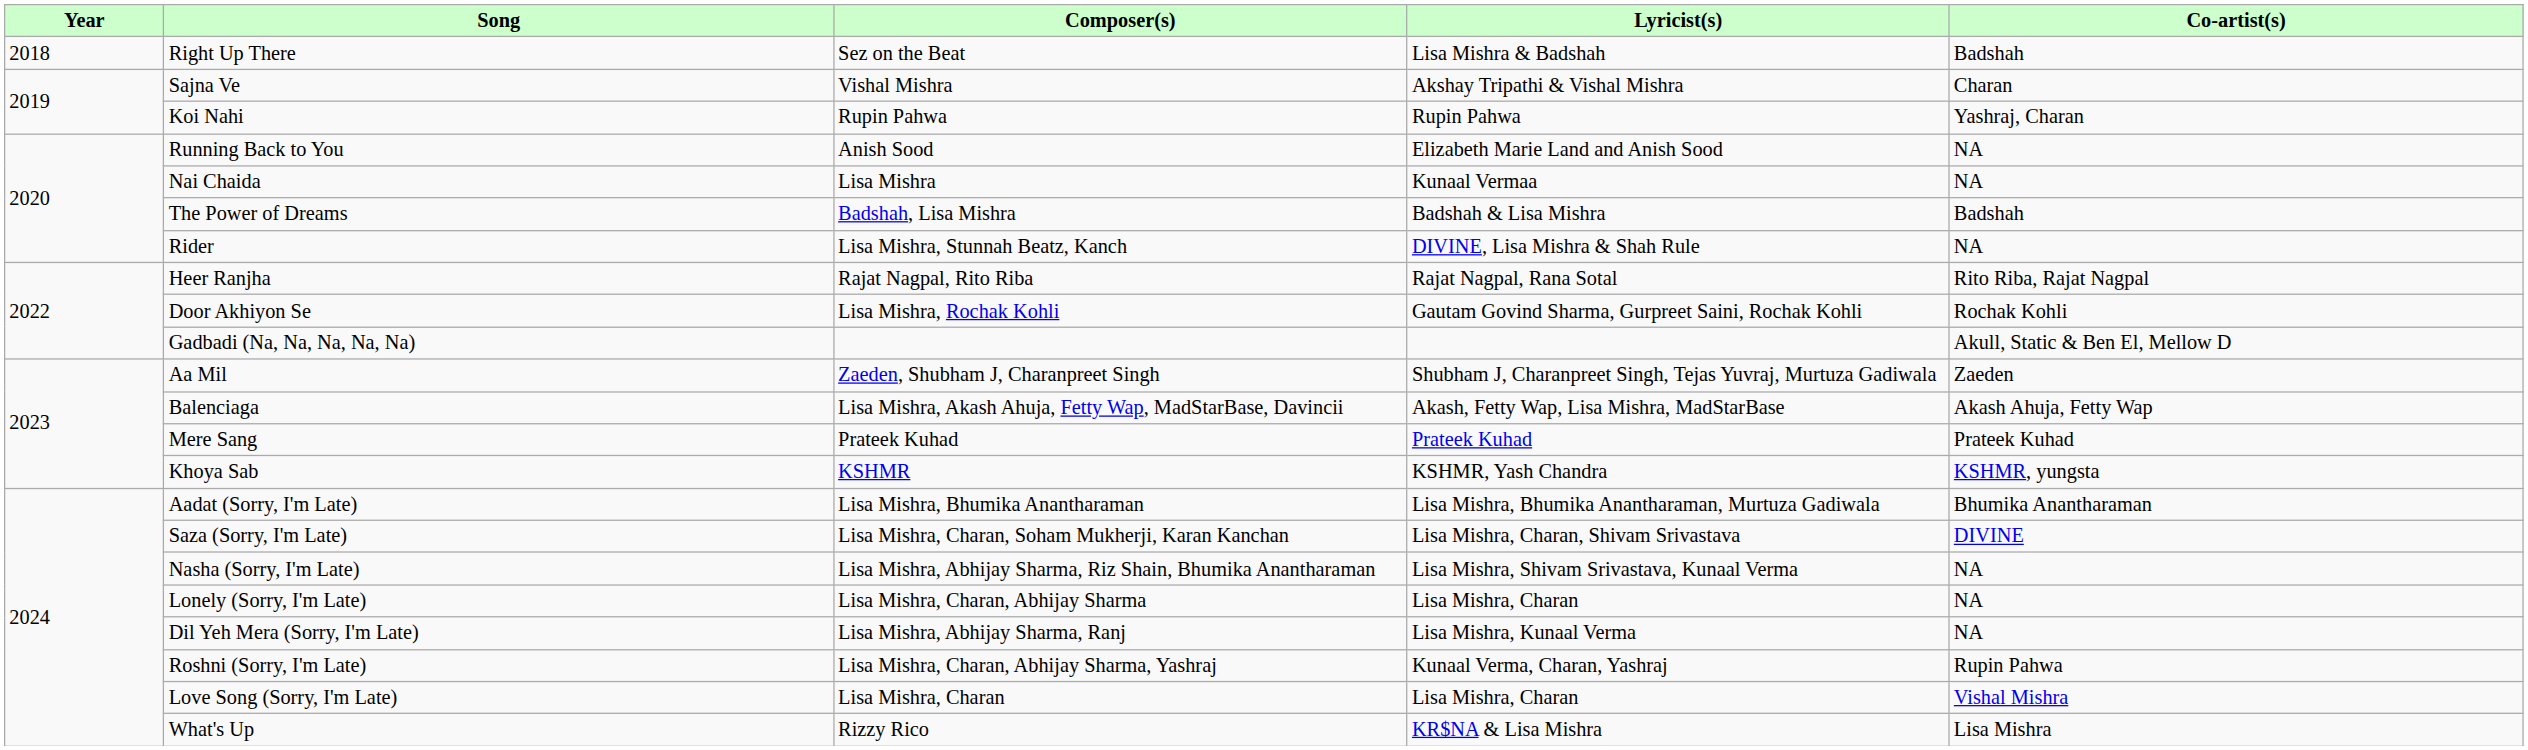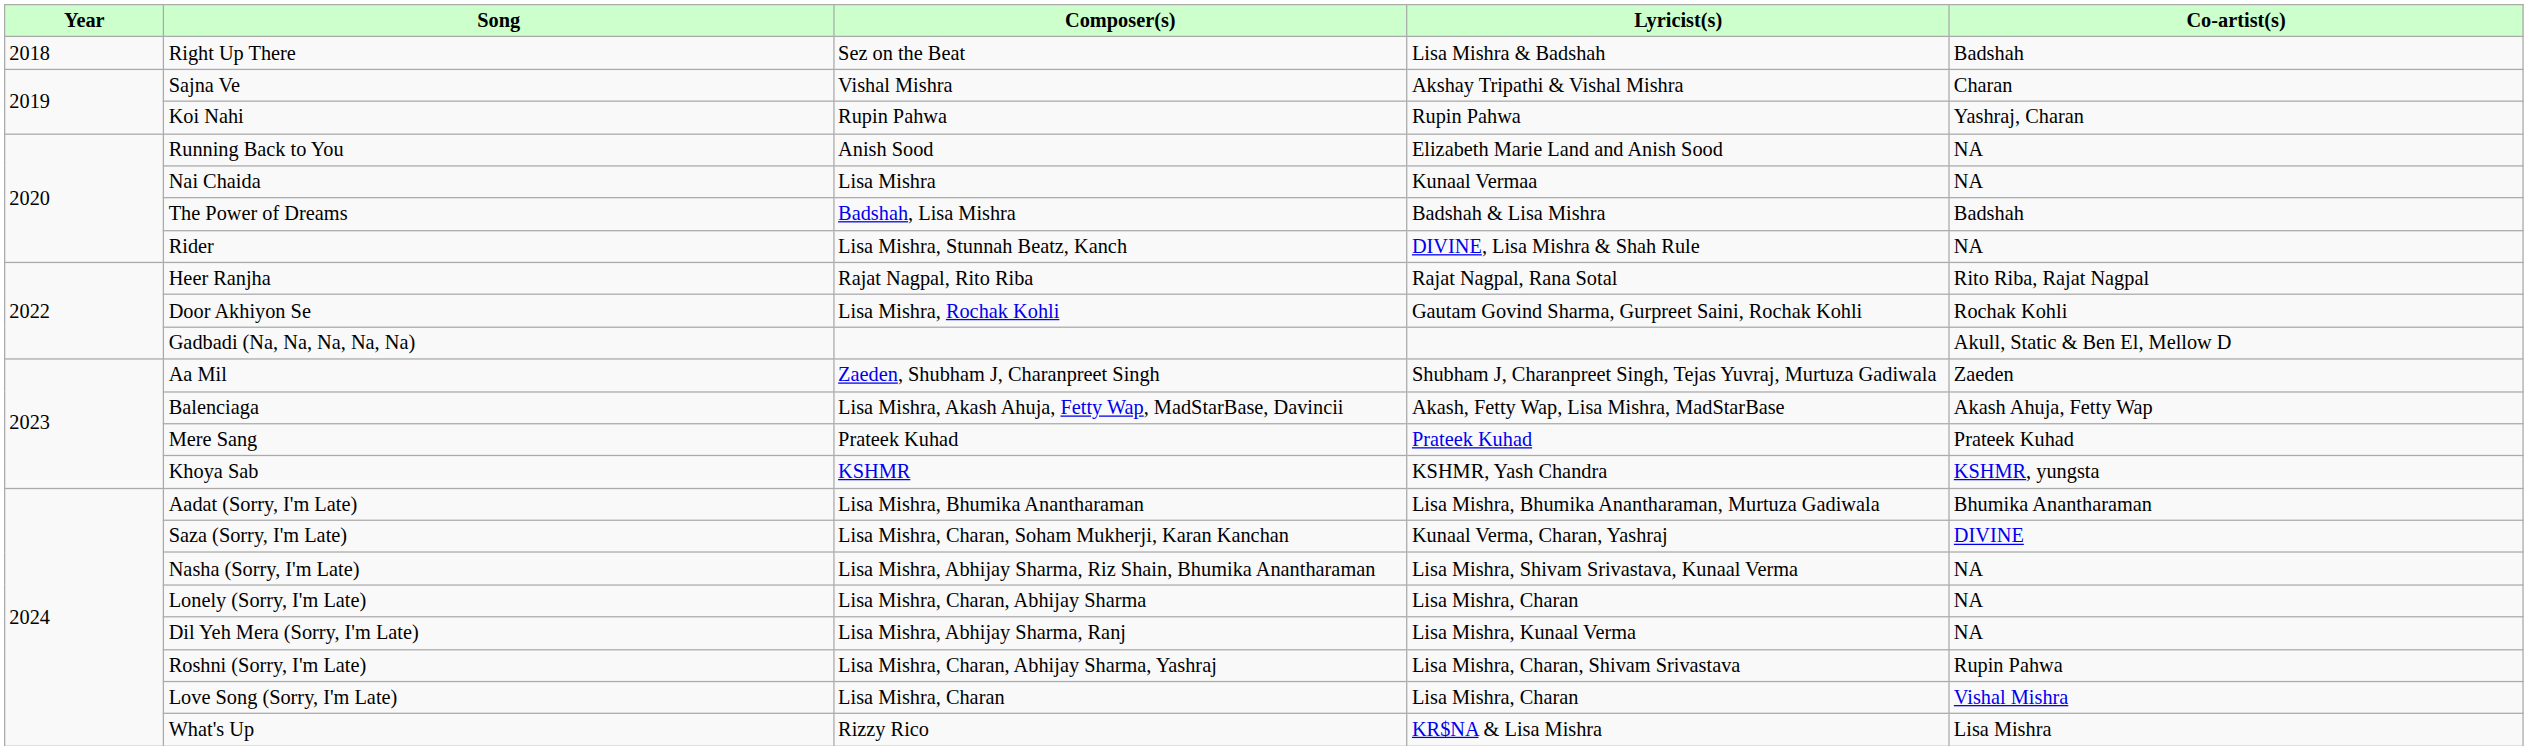(1576, 536) Lisa Mishra, Charan, Shivam Srivastava -> (1540, 536) Kunaal Verma, Charan, Yashraj
(1540, 665) Kunaal Verma, Charan, Yashraj -> (1576, 665) Lisa Mishra, Charan, Shivam Srivastava
